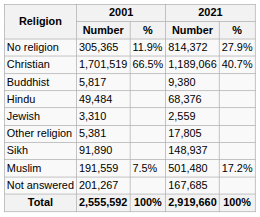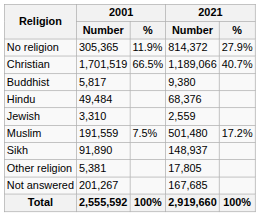rows swapped: (24, 168) <-> (40, 133)
